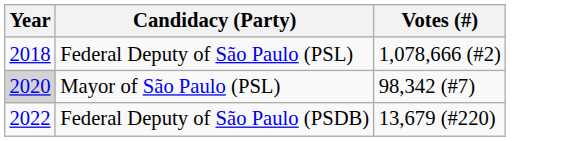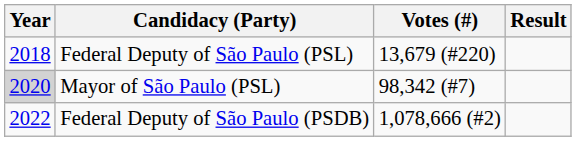+ column: (538, 20)
(440, 53) 1,078,666 (#2) -> (437, 53) 13,679 (#220)
(437, 119) 13,679 (#220) -> (440, 119) 1,078,666 (#2)
